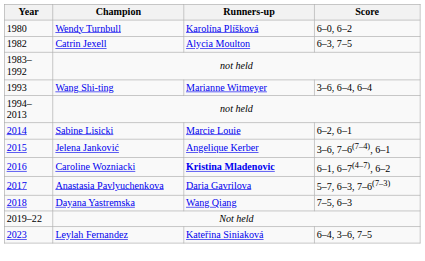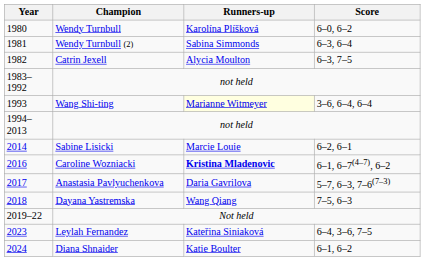+ row: (17, 44)
(226, 87) no background -> (226, 103) lightyellow background
- row: (17, 148)
+ row: (17, 248)
